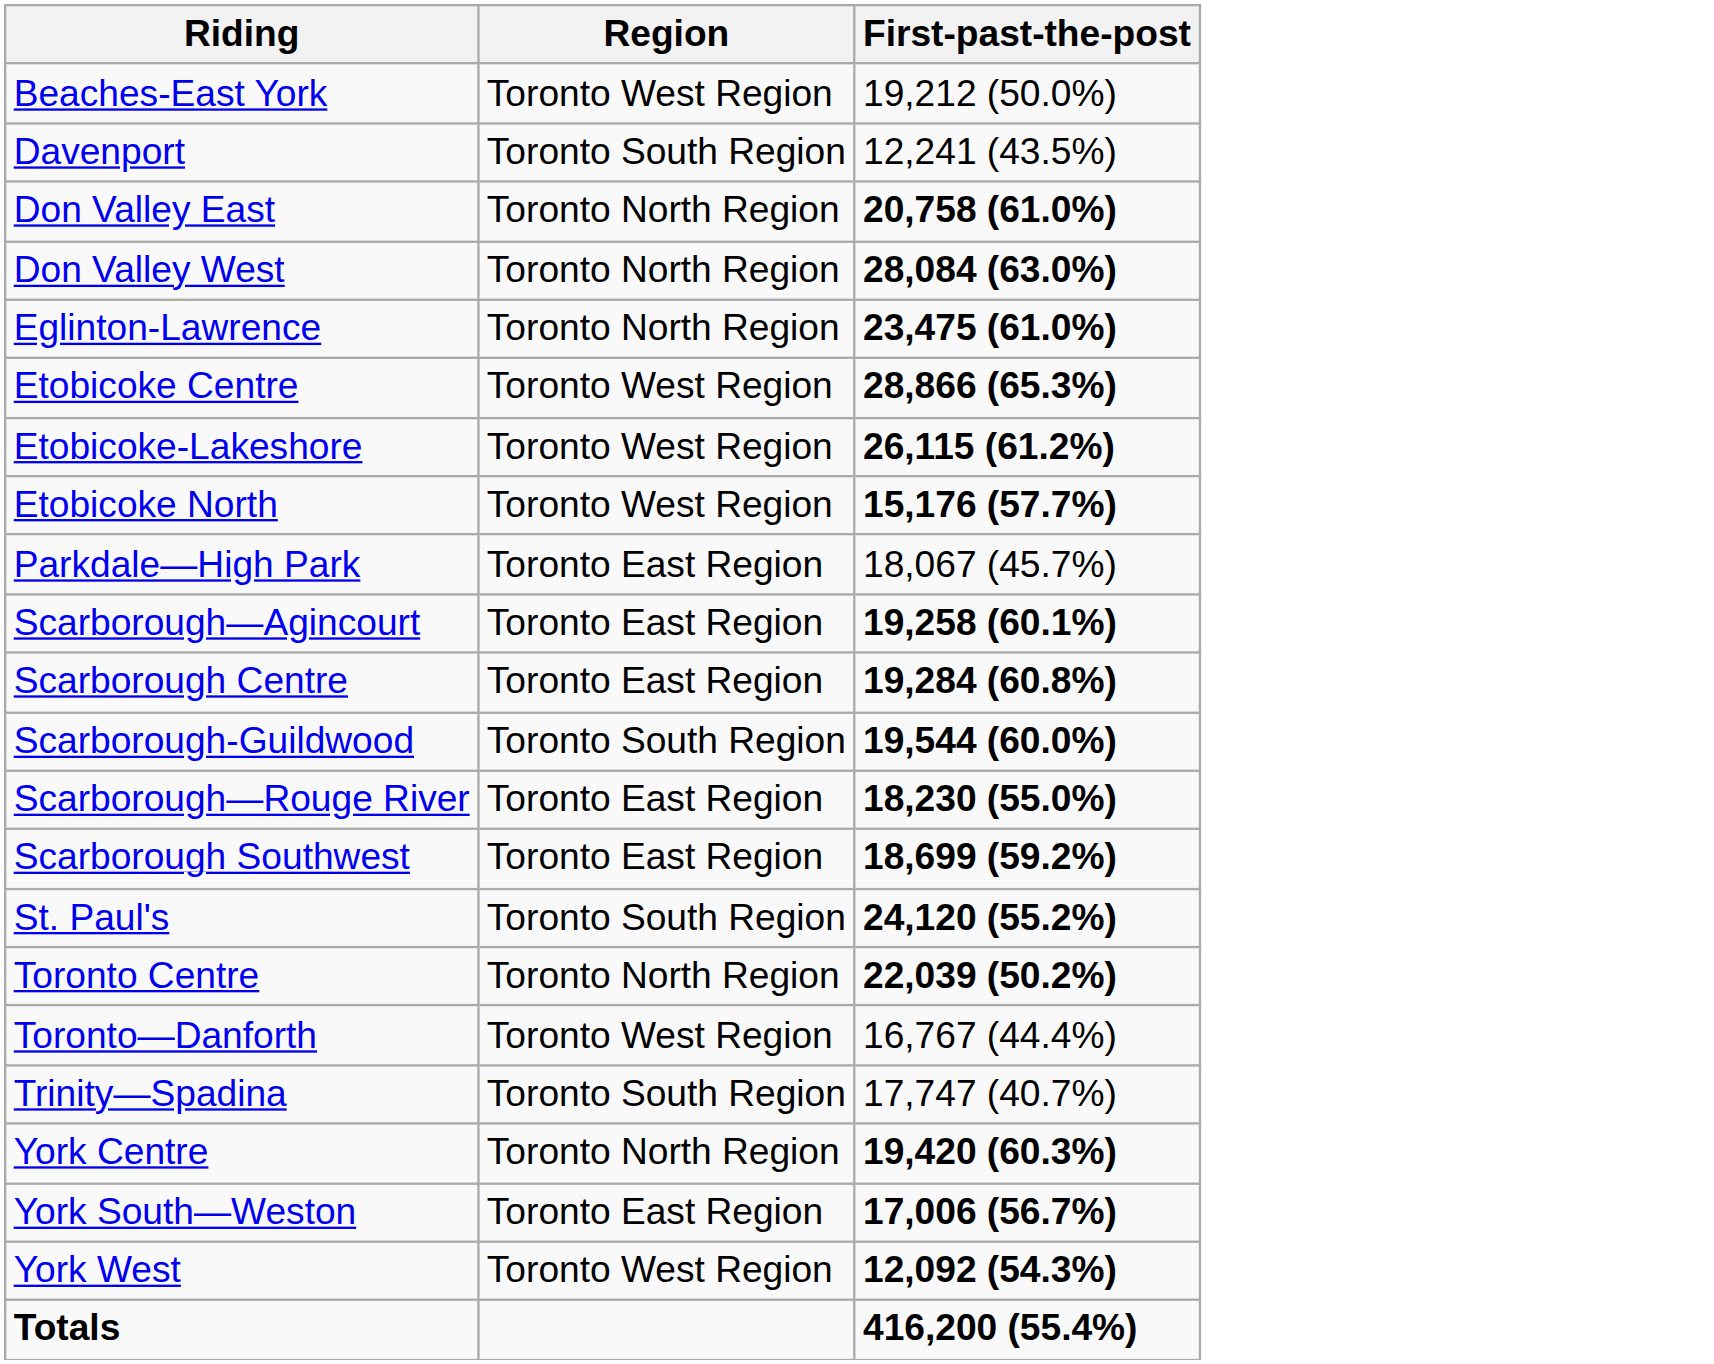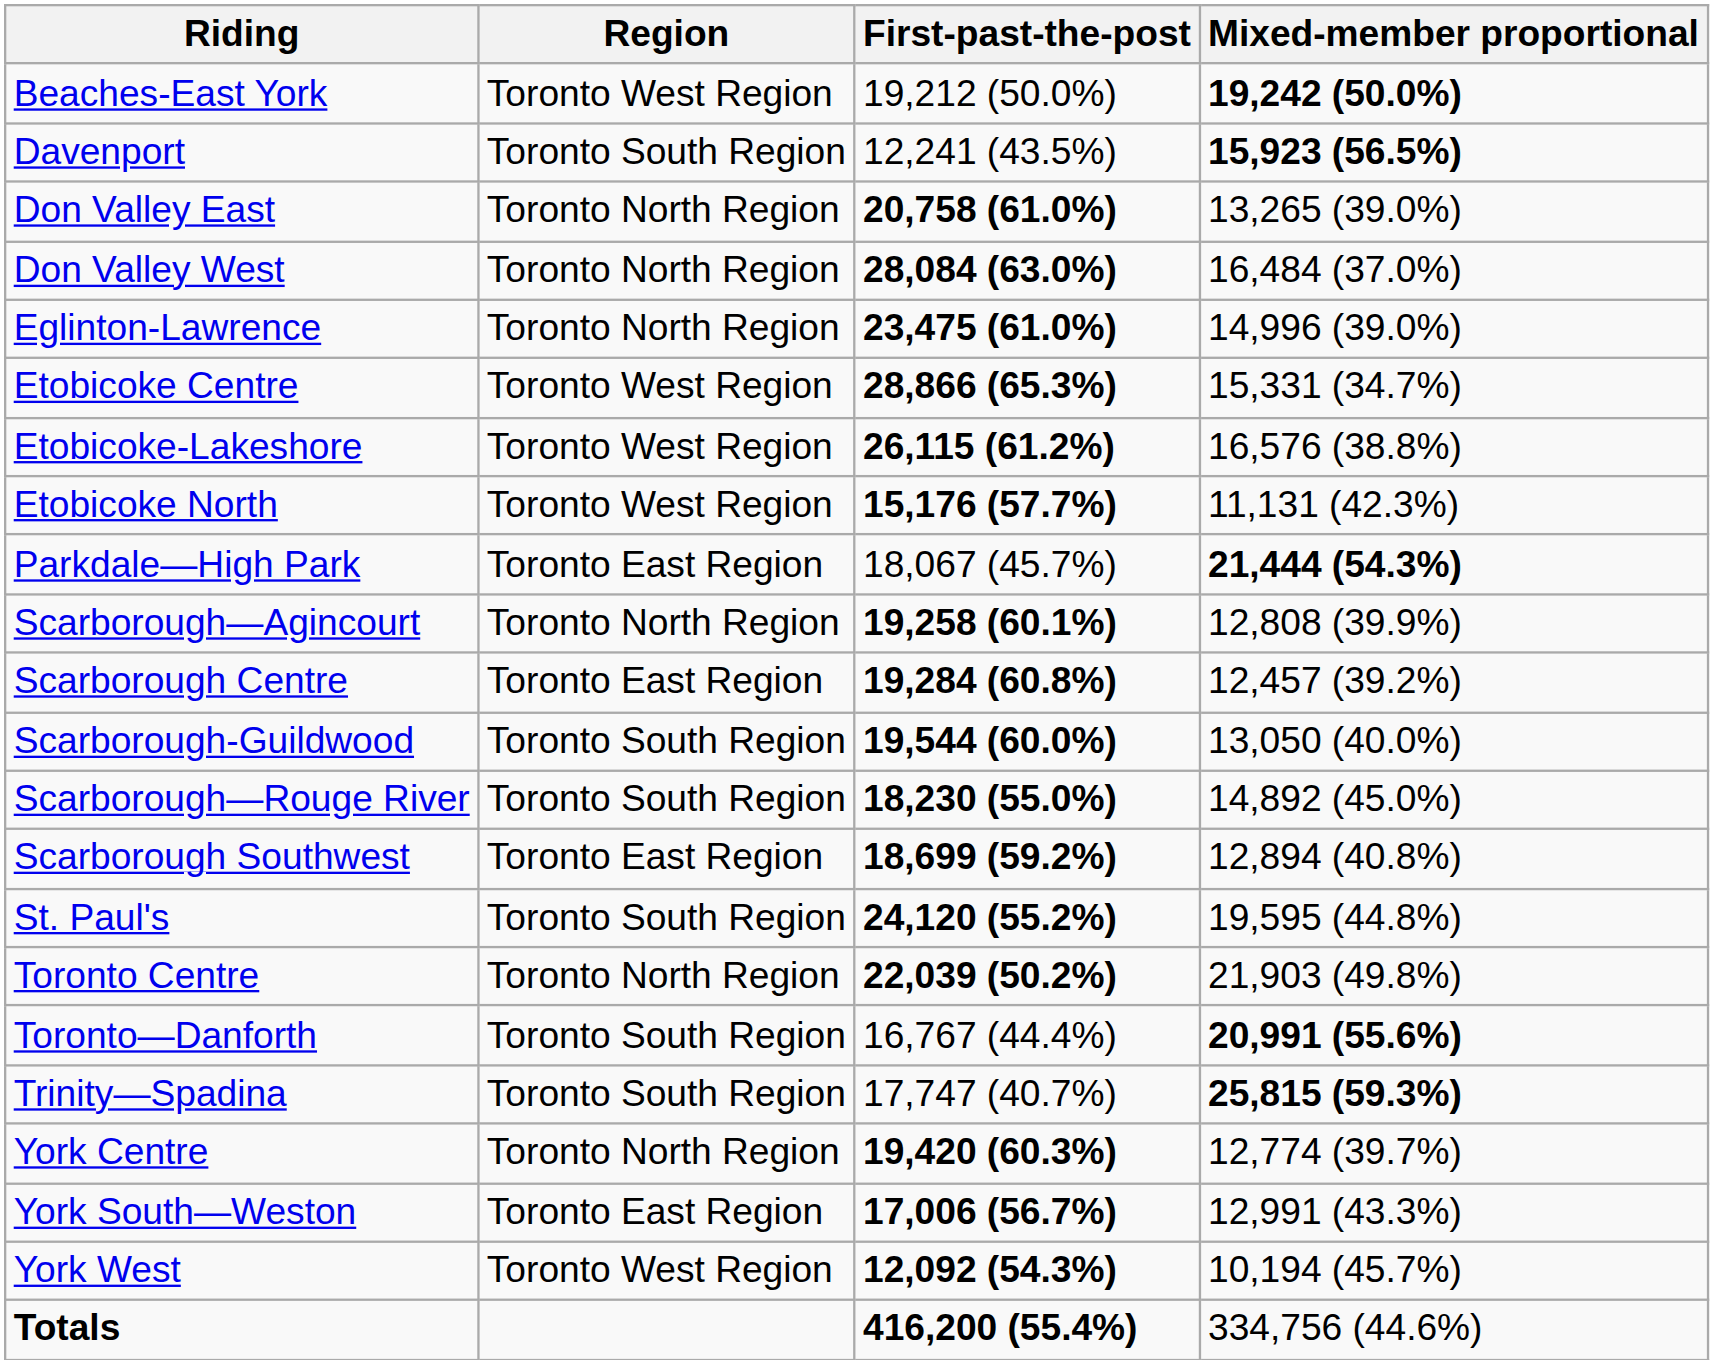+ column: (1453, 33)
(655, 622) Toronto East Region -> (663, 622) Toronto North Region
(655, 799) Toronto East Region -> (666, 799) Toronto South Region
(660, 1034) Toronto West Region -> (666, 1034) Toronto South Region
